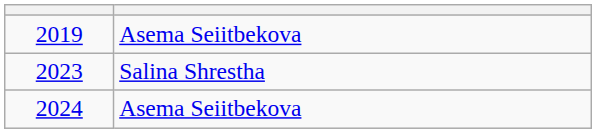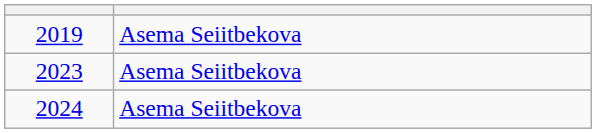(192, 71) Salina Shrestha -> (210, 71) Asema Seiitbekova
